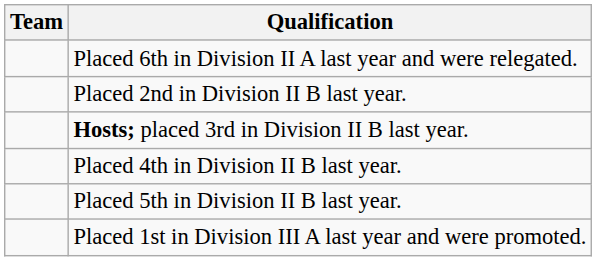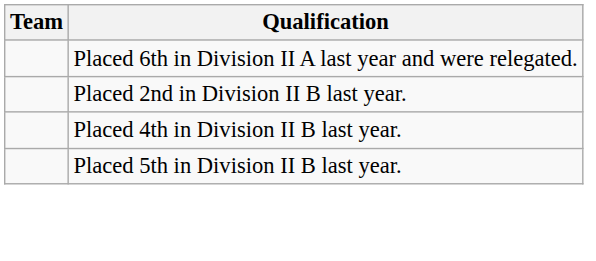- row: (271, 129)
- row: (330, 237)
